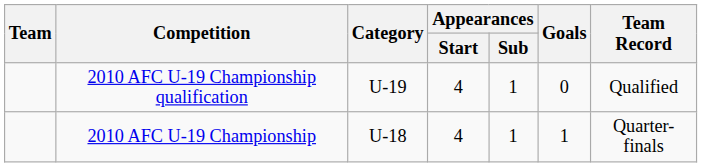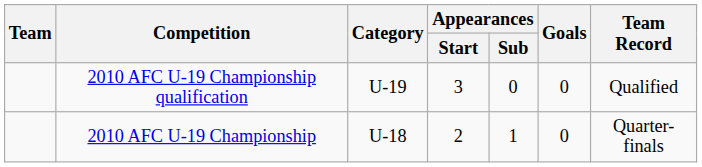(458, 87) 4 -> (458, 87) 3
(513, 87) 1 -> (513, 87) 0
(458, 136) 4 -> (458, 136) 2
(564, 136) 1 -> (564, 136) 0
